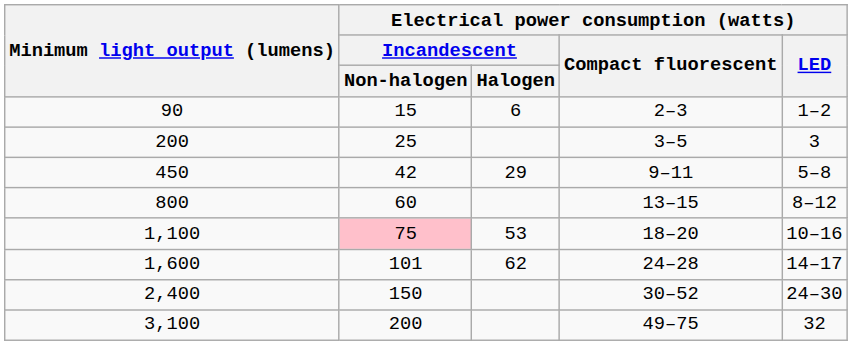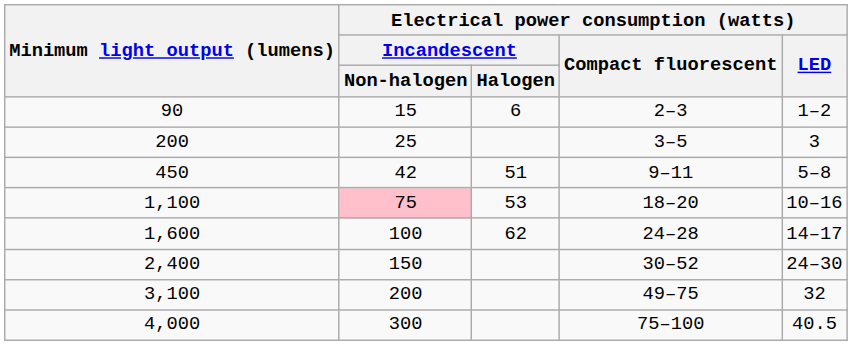(516, 173) 29 -> (516, 173) 51
- row: (172, 203)
(406, 264) 101 -> (406, 234) 100
+ row: (172, 325)
